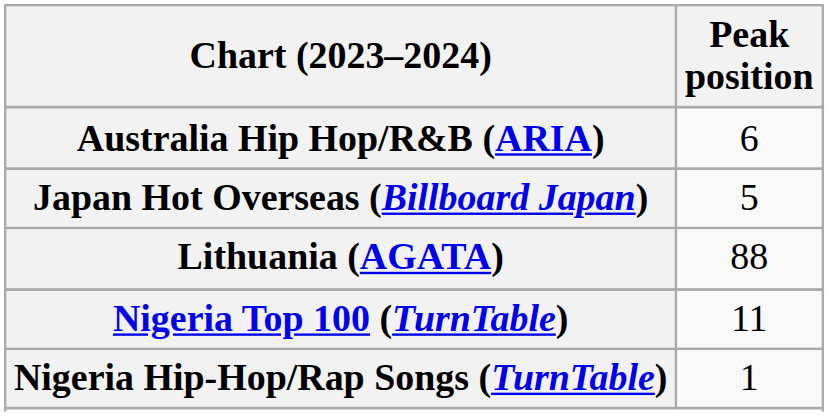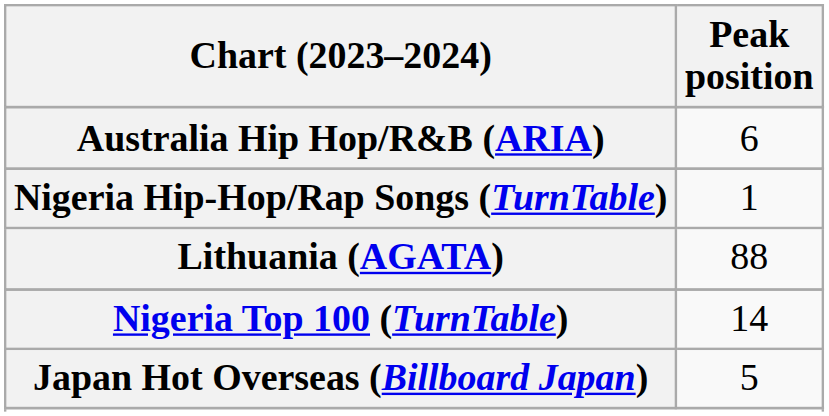rows swapped: (341, 197) <-> (341, 377)
(749, 317) 11 -> (749, 317) 14
